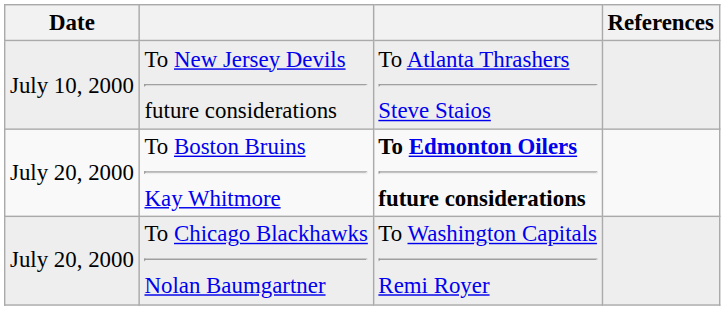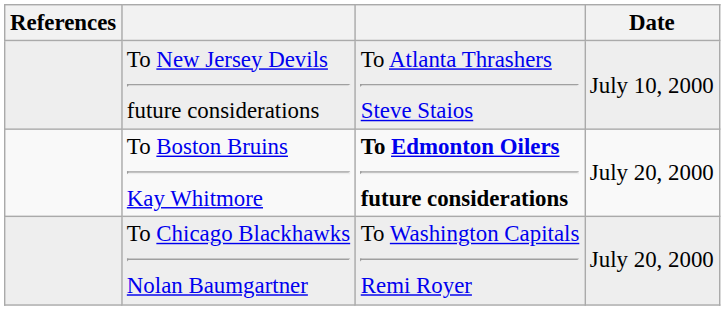columns swapped: (72, 22) <-> (661, 22)
